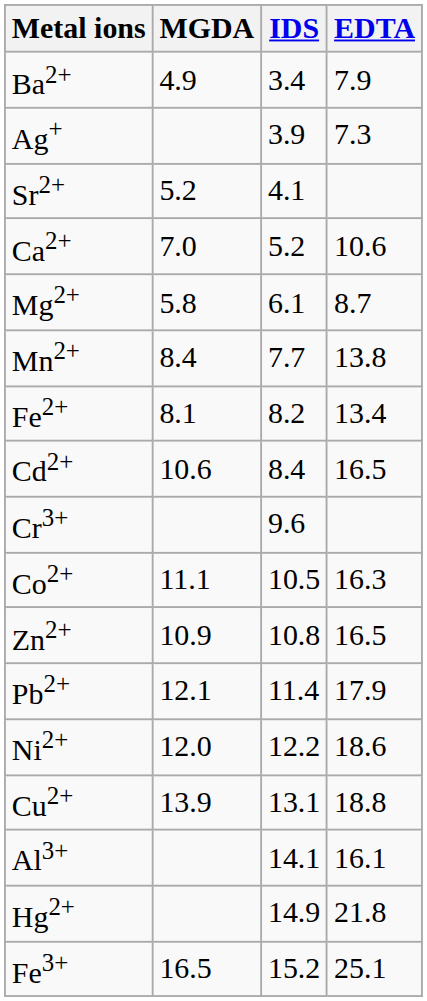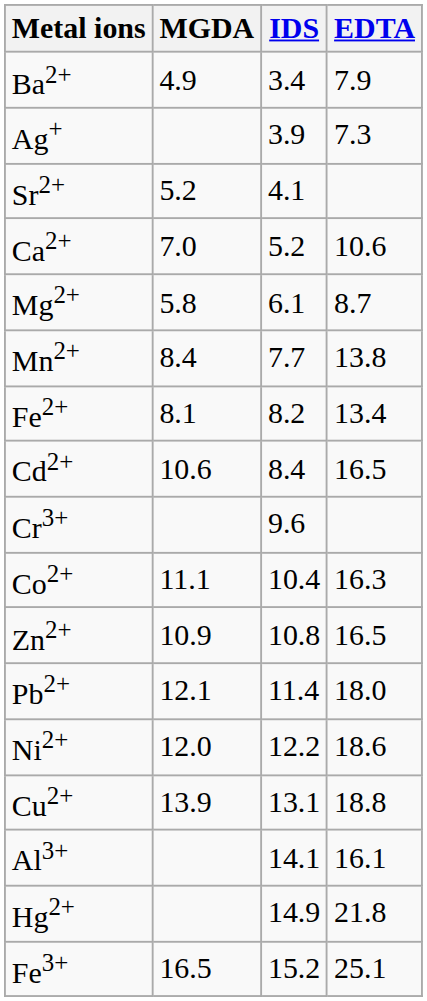(294, 579) 10.5 -> (294, 579) 10.4
(360, 690) 17.9 -> (360, 690) 18.0
